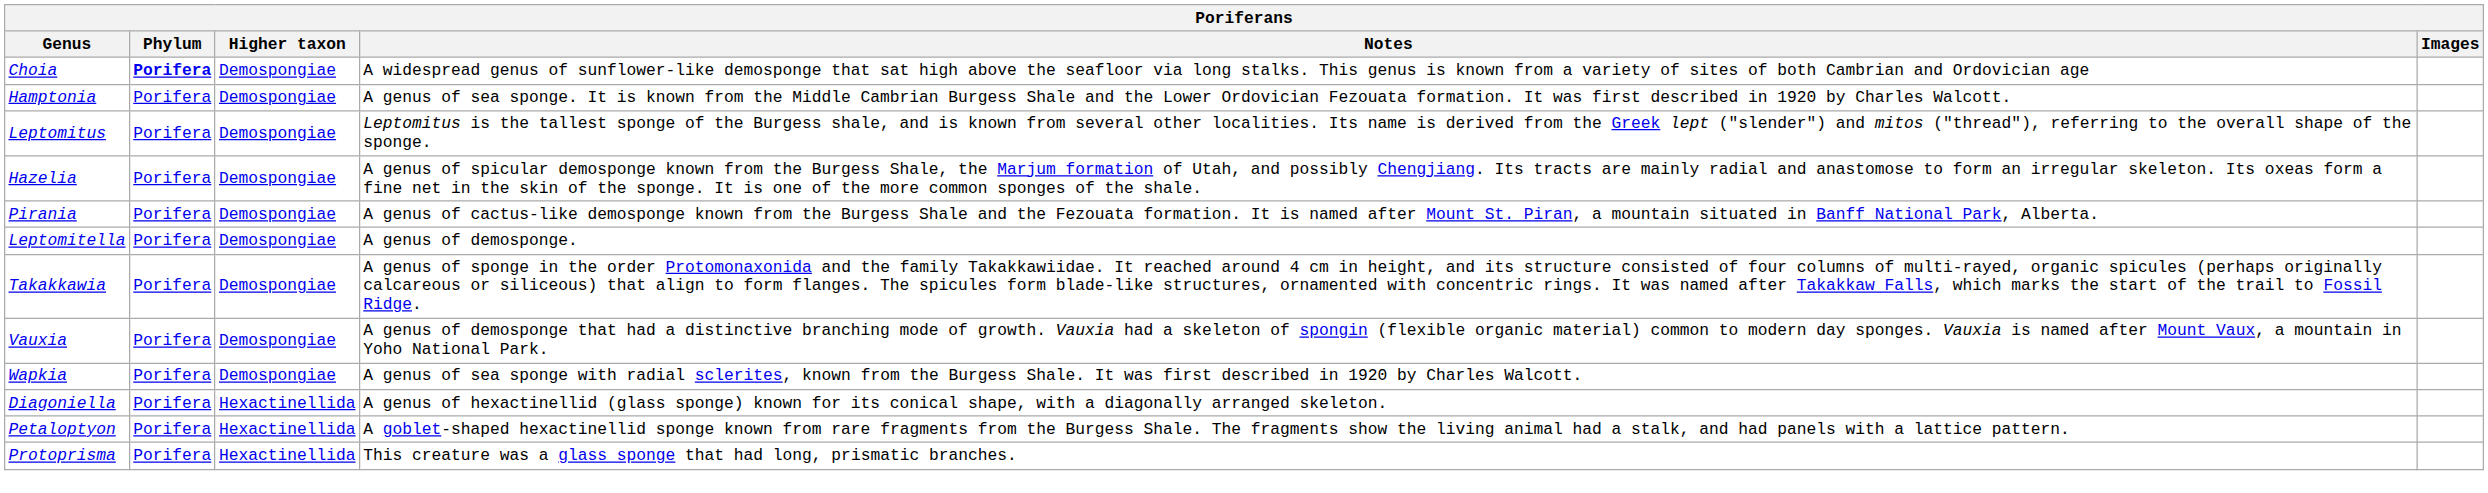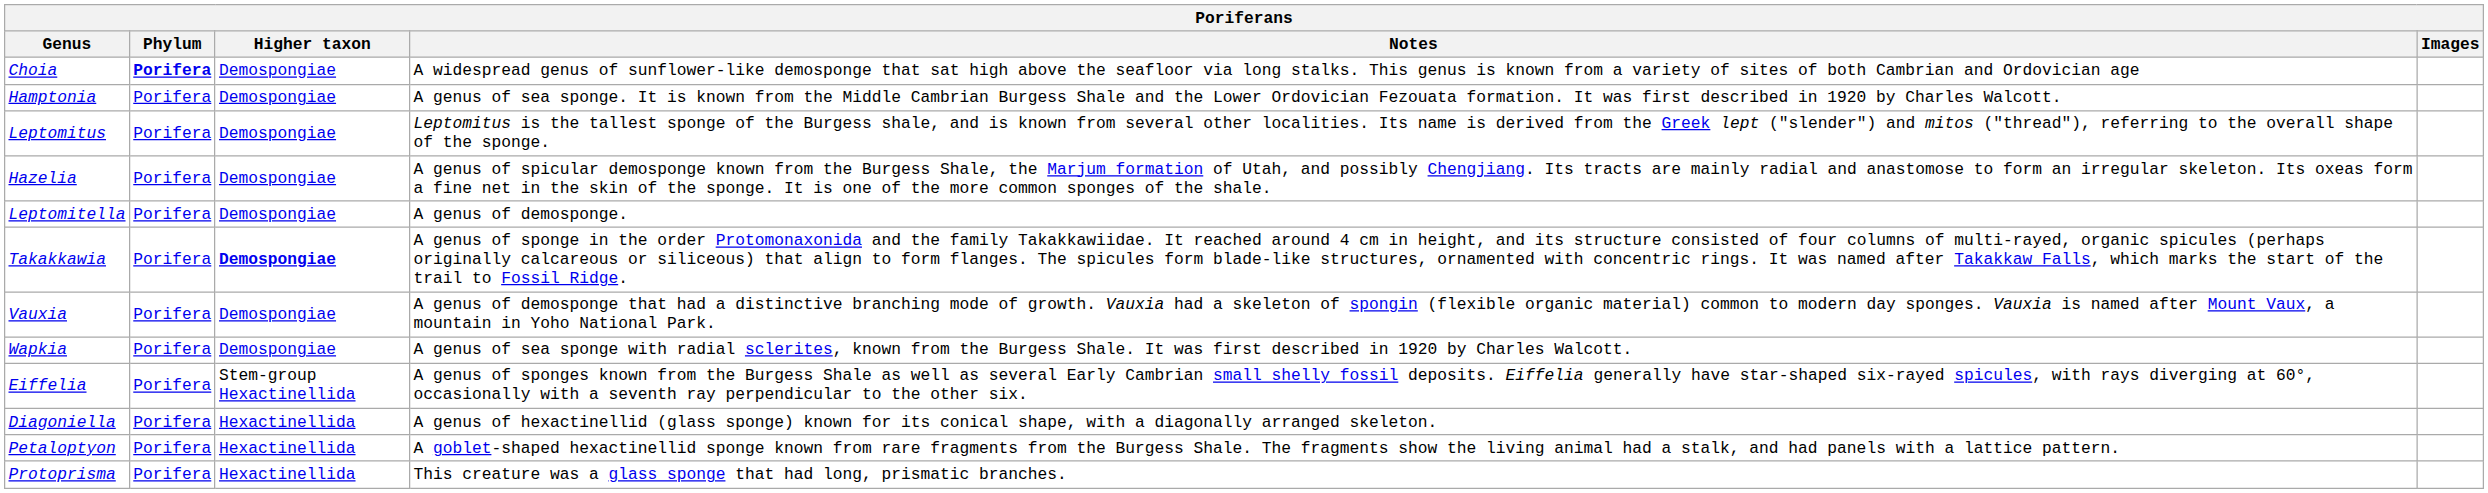- row: (43, 214)
(278, 286) normal -> (278, 260) bold
+ row: (48, 386)
